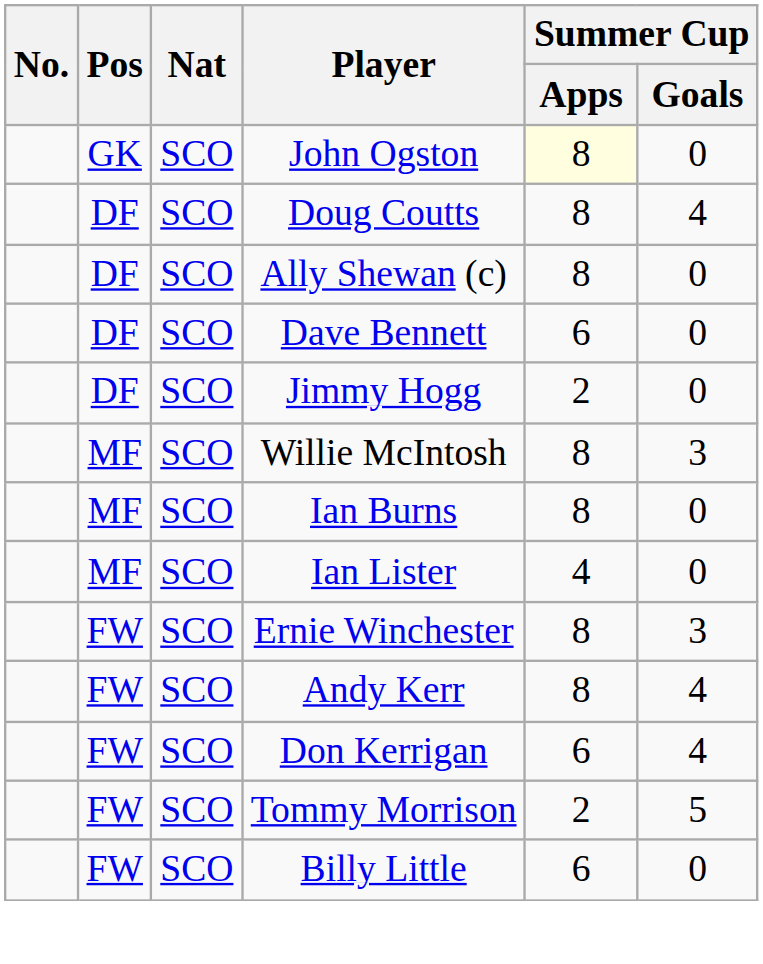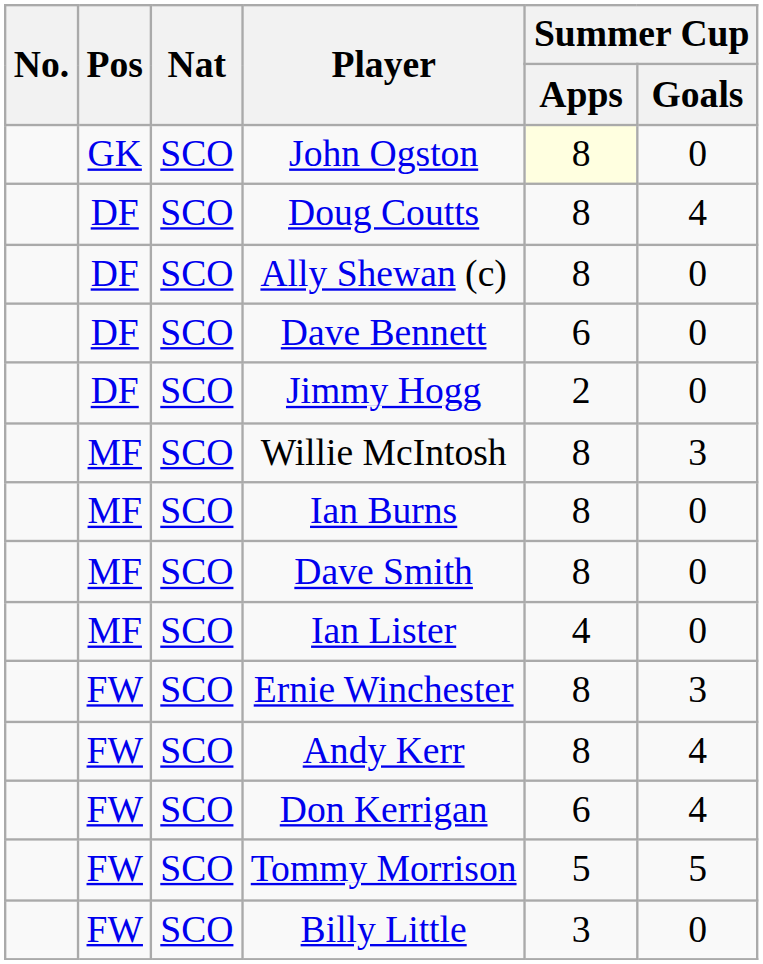+ row: (384, 570)
(581, 809) 2 -> (581, 869) 5
(581, 869) 6 -> (581, 928) 3
